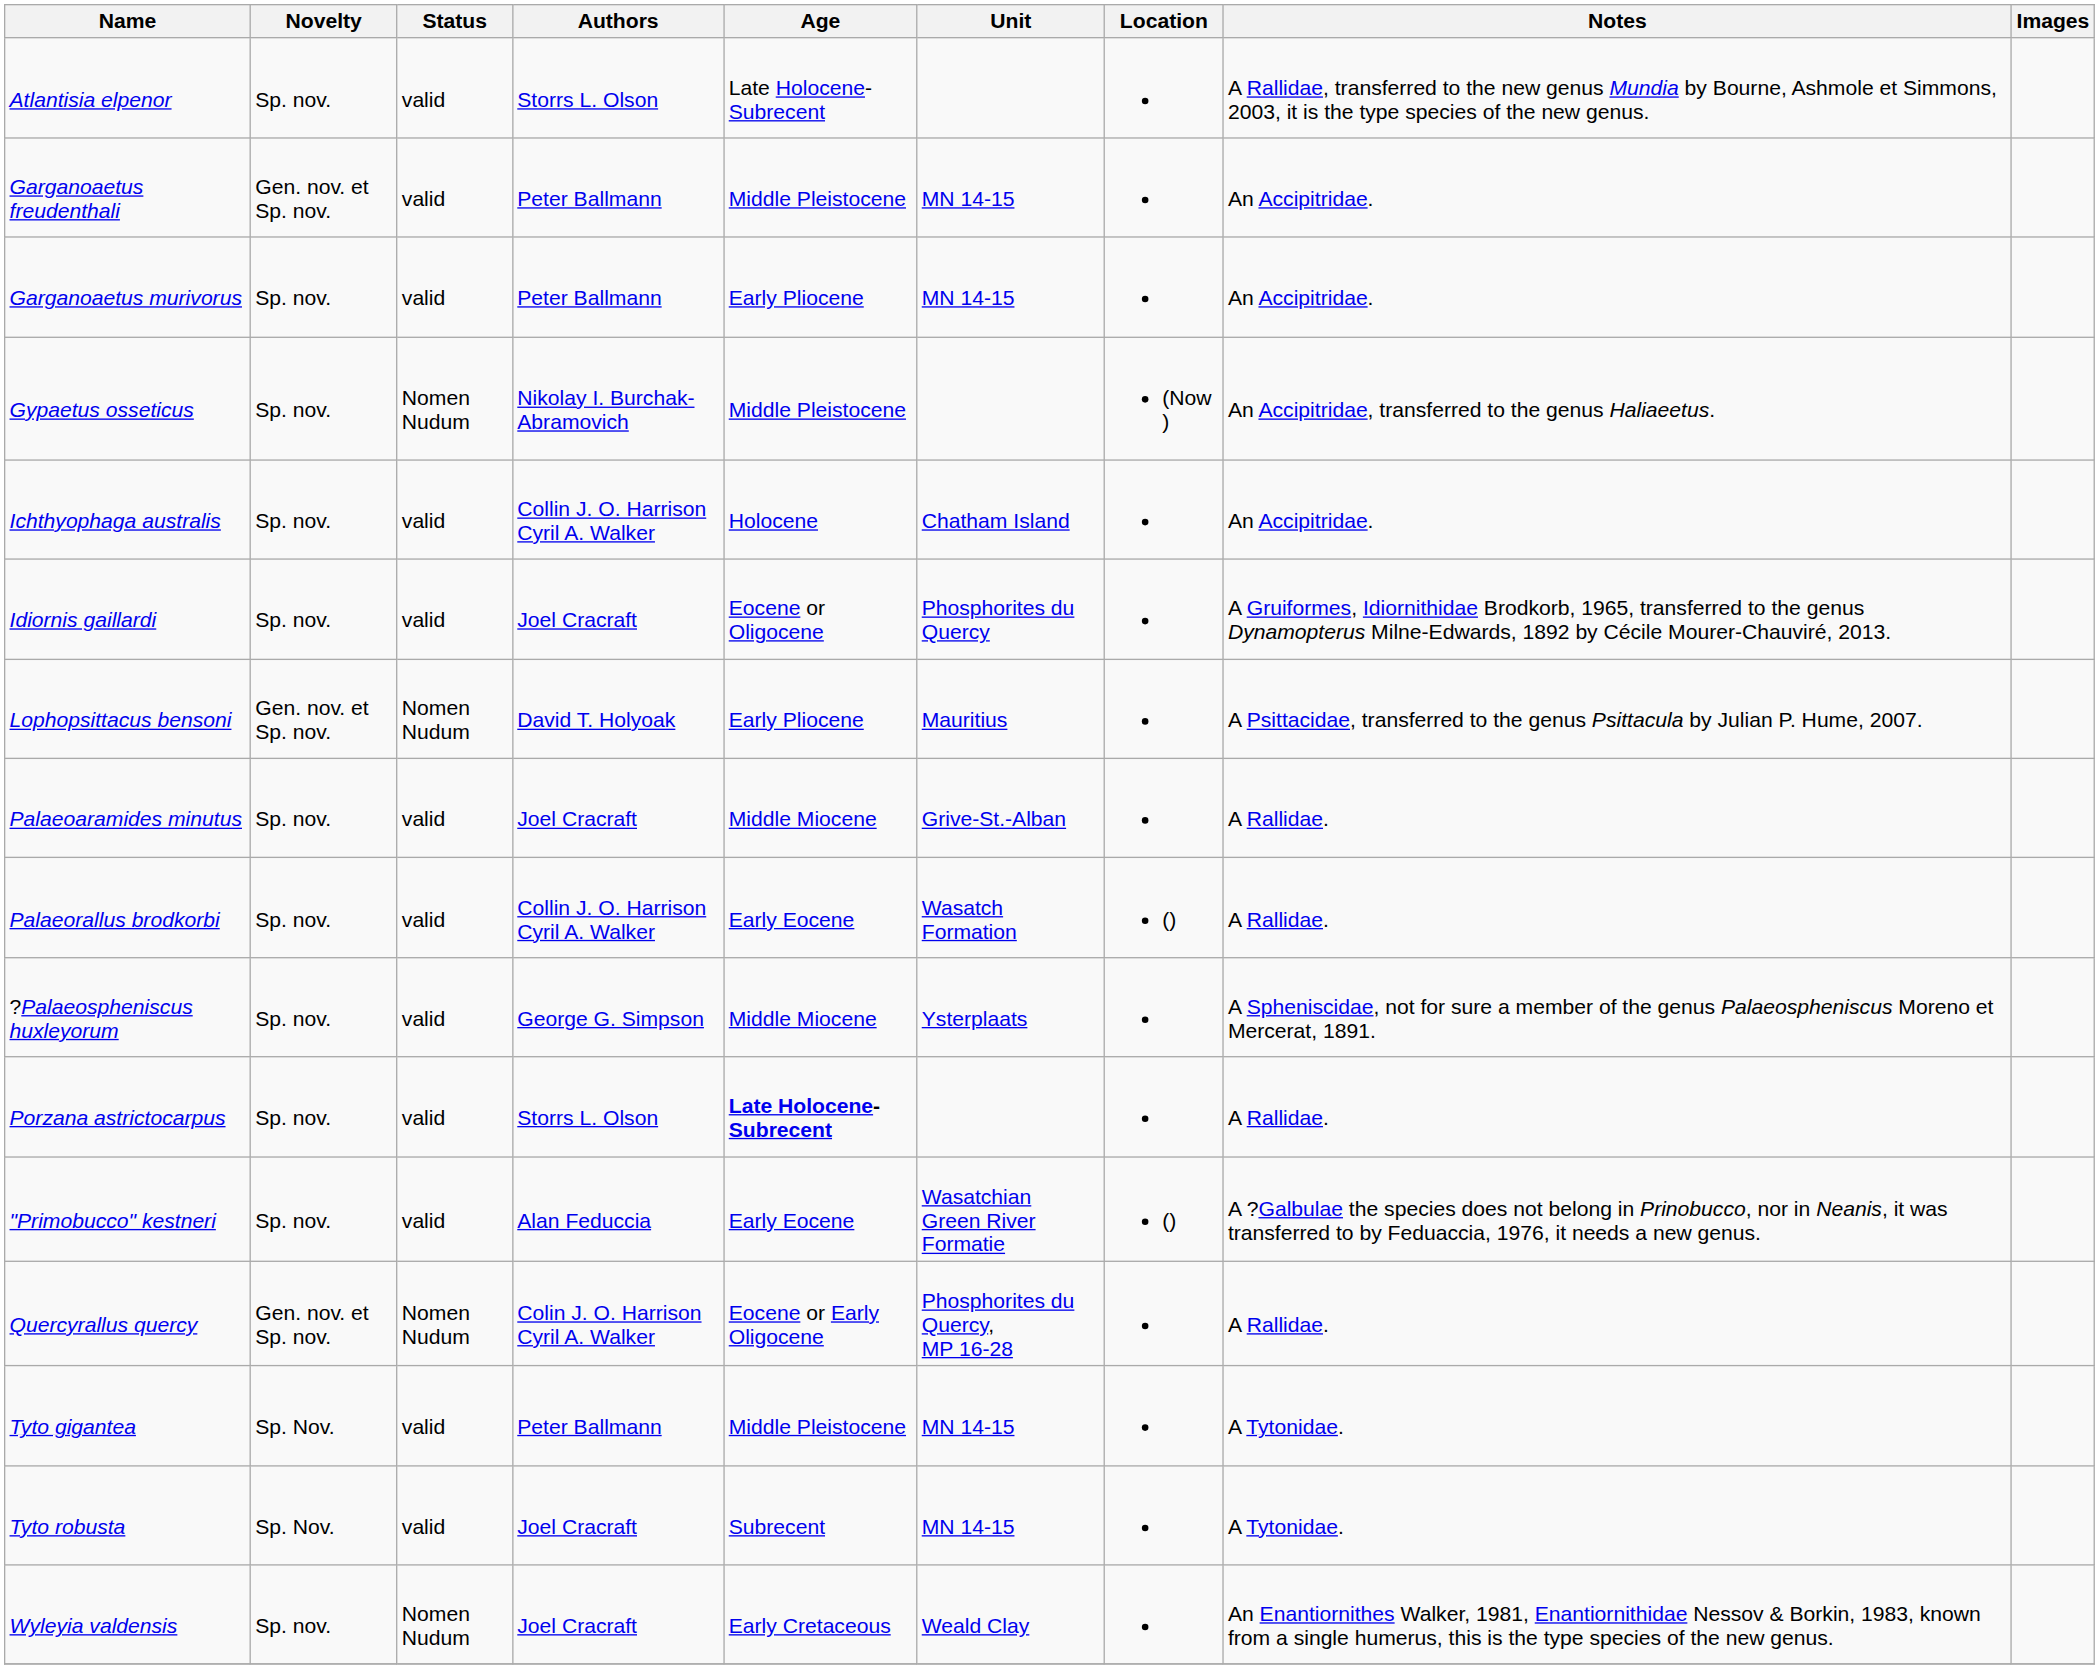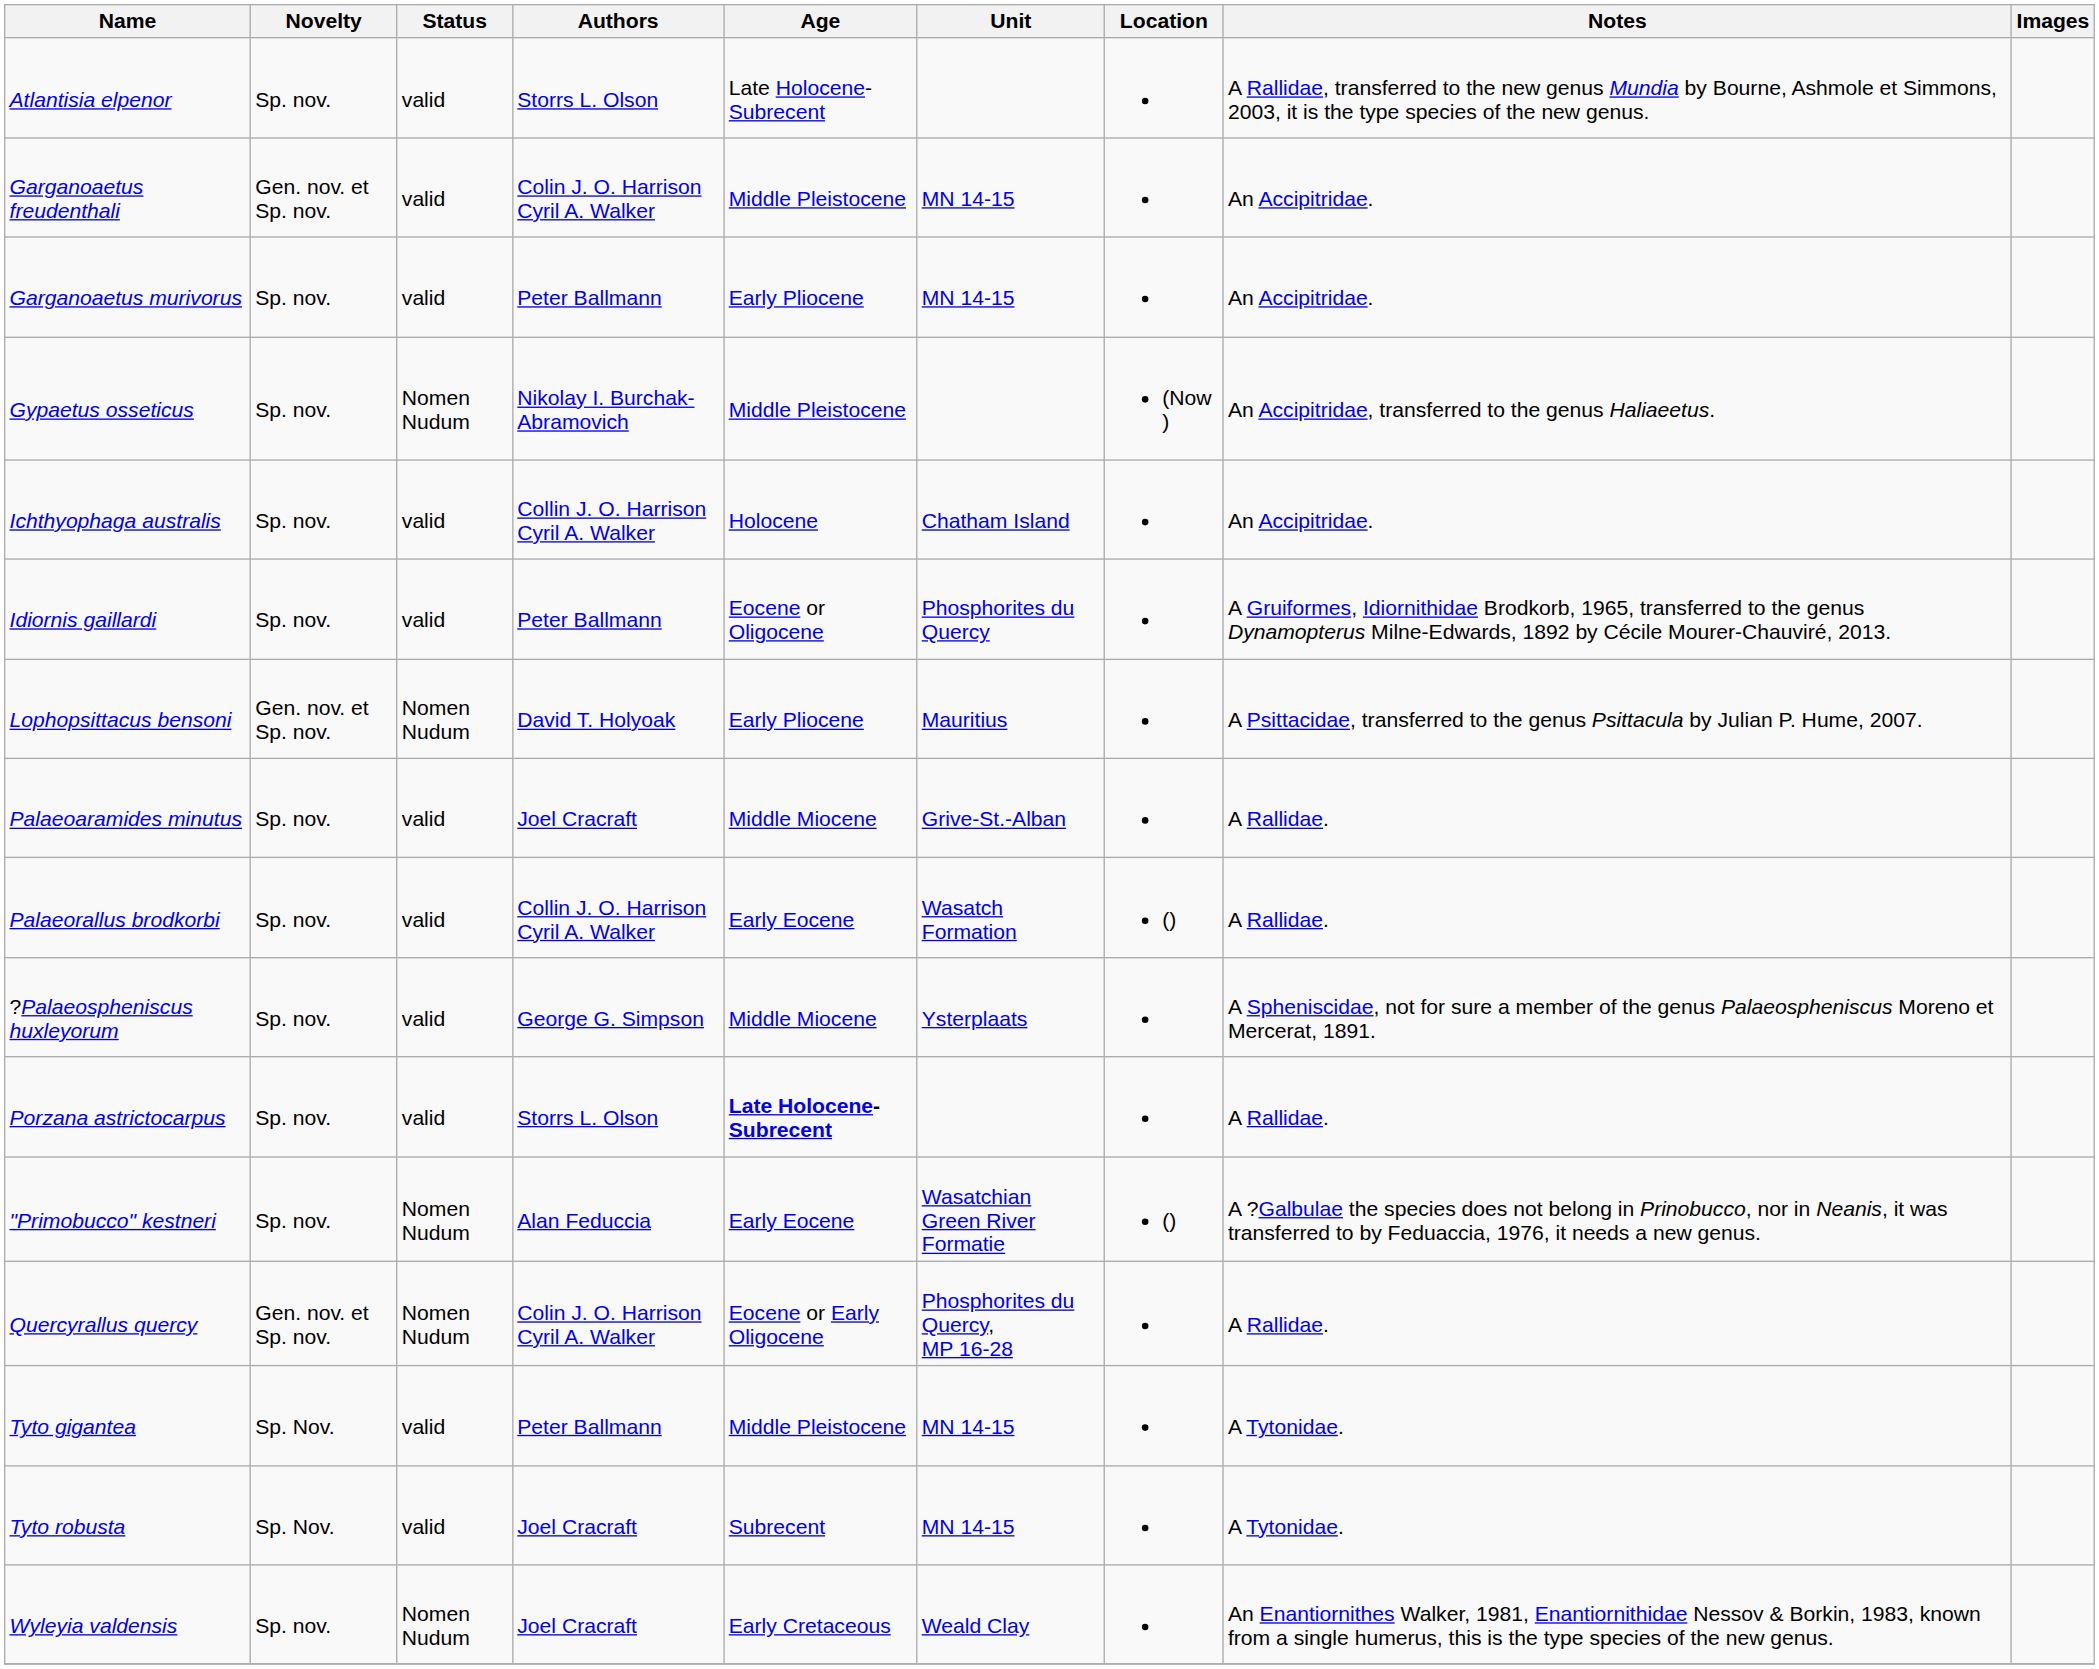(589, 199) Peter Ballmann -> (609, 199) Colin J. O. Harrison Cyril A. Walker
(577, 620) Joel Cracraft -> (589, 620) Peter Ballmann
(424, 1220) valid -> (436, 1220) Nomen Nudum
